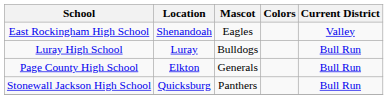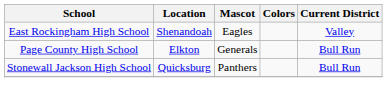- row: (79, 49)
